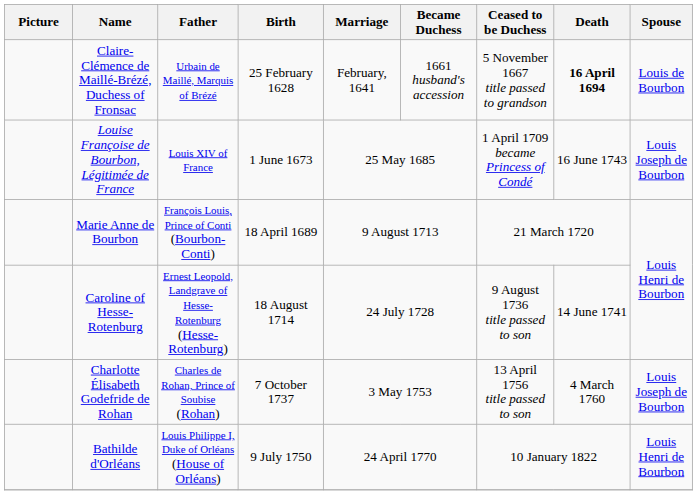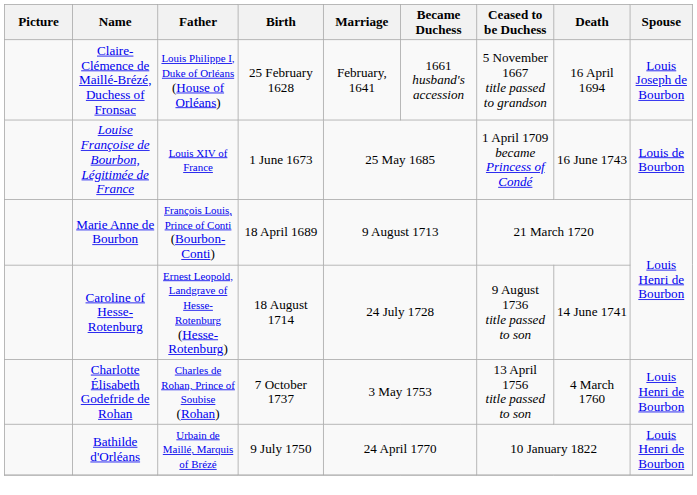(198, 80) Urbain de Maillé, Marquis of Brézé -> (198, 80) Louis Philippe I, Duke of Orléans (House of Orléans)
(592, 79) bold -> (592, 79) normal
(661, 79) Louis de Bourbon -> (661, 79) Louis Joseph de Bourbon
(661, 159) Louis Joseph de Bourbon -> (661, 159) Louis de Bourbon
(661, 392) Louis Joseph de Bourbon -> (661, 392) Louis Henri de Bourbon
(198, 457) Louis Philippe I, Duke of Orléans (House of Orléans) -> (198, 450) Urbain de Maillé, Marquis of Brézé
